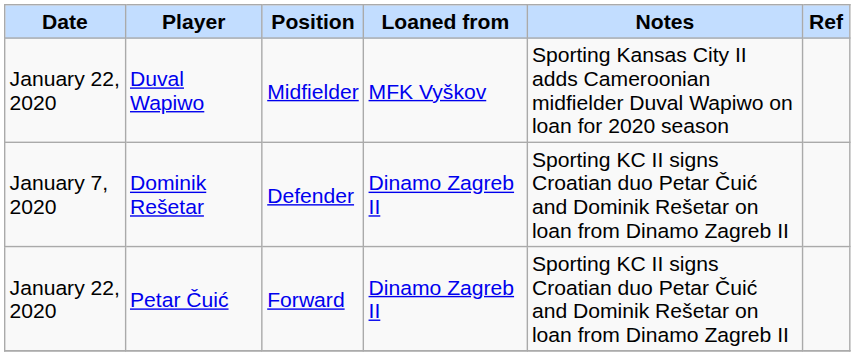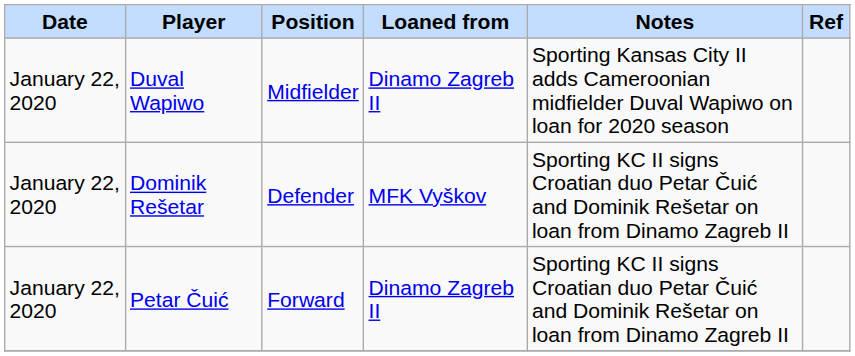(427, 90) MFK Vyškov -> (441, 90) Dinamo Zagreb II
(59, 195) January 7, 2020 -> (65, 195) January 22, 2020
(441, 195) Dinamo Zagreb II -> (427, 195) MFK Vyškov
